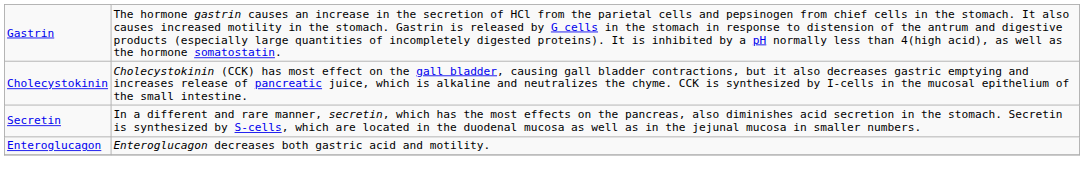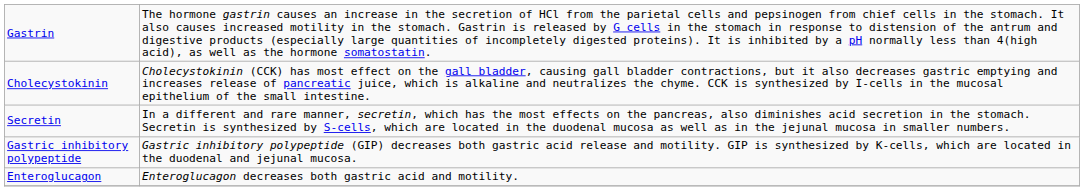+ row: (68, 152)
